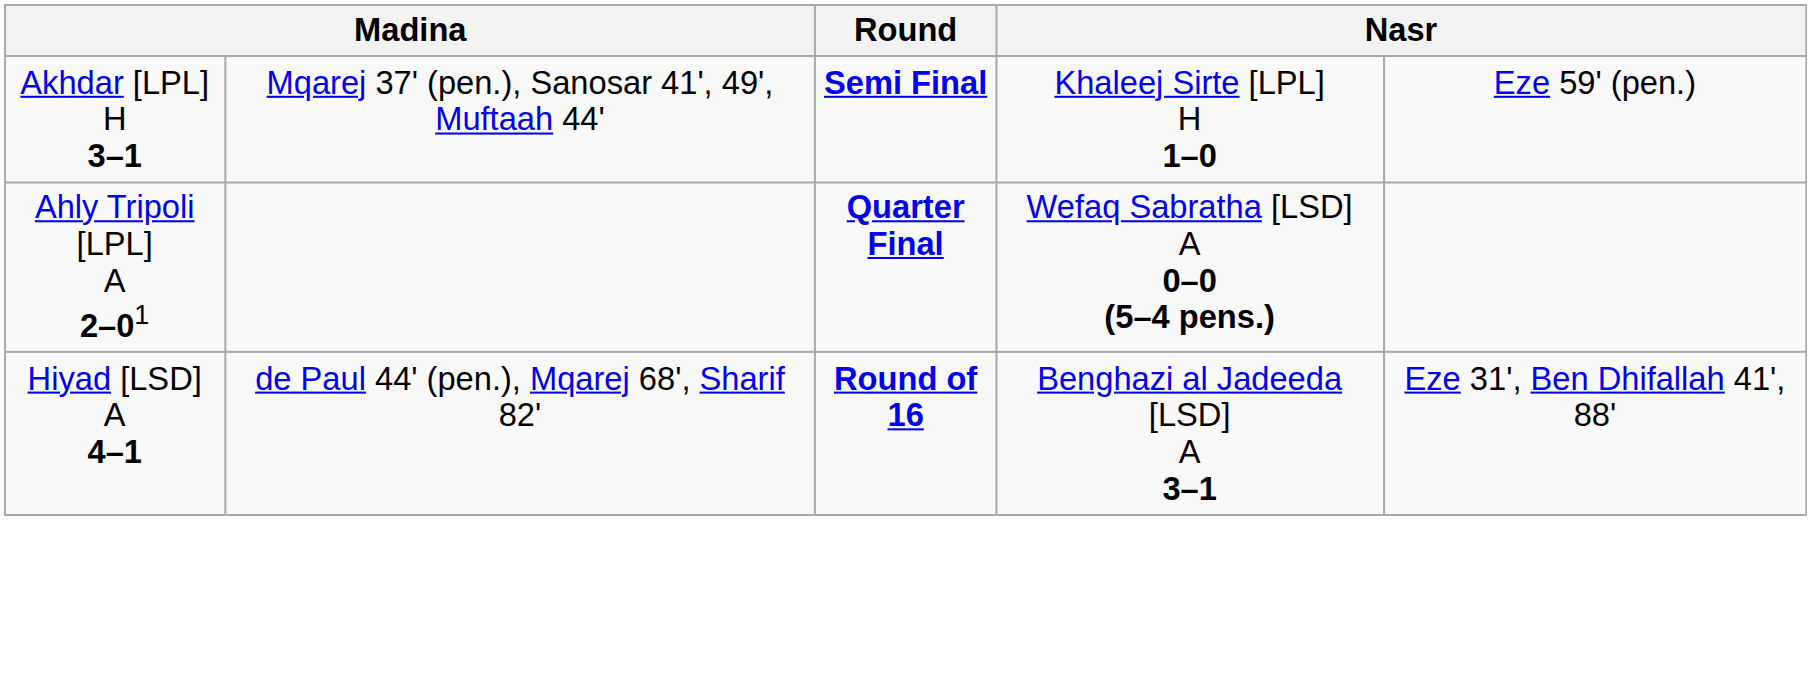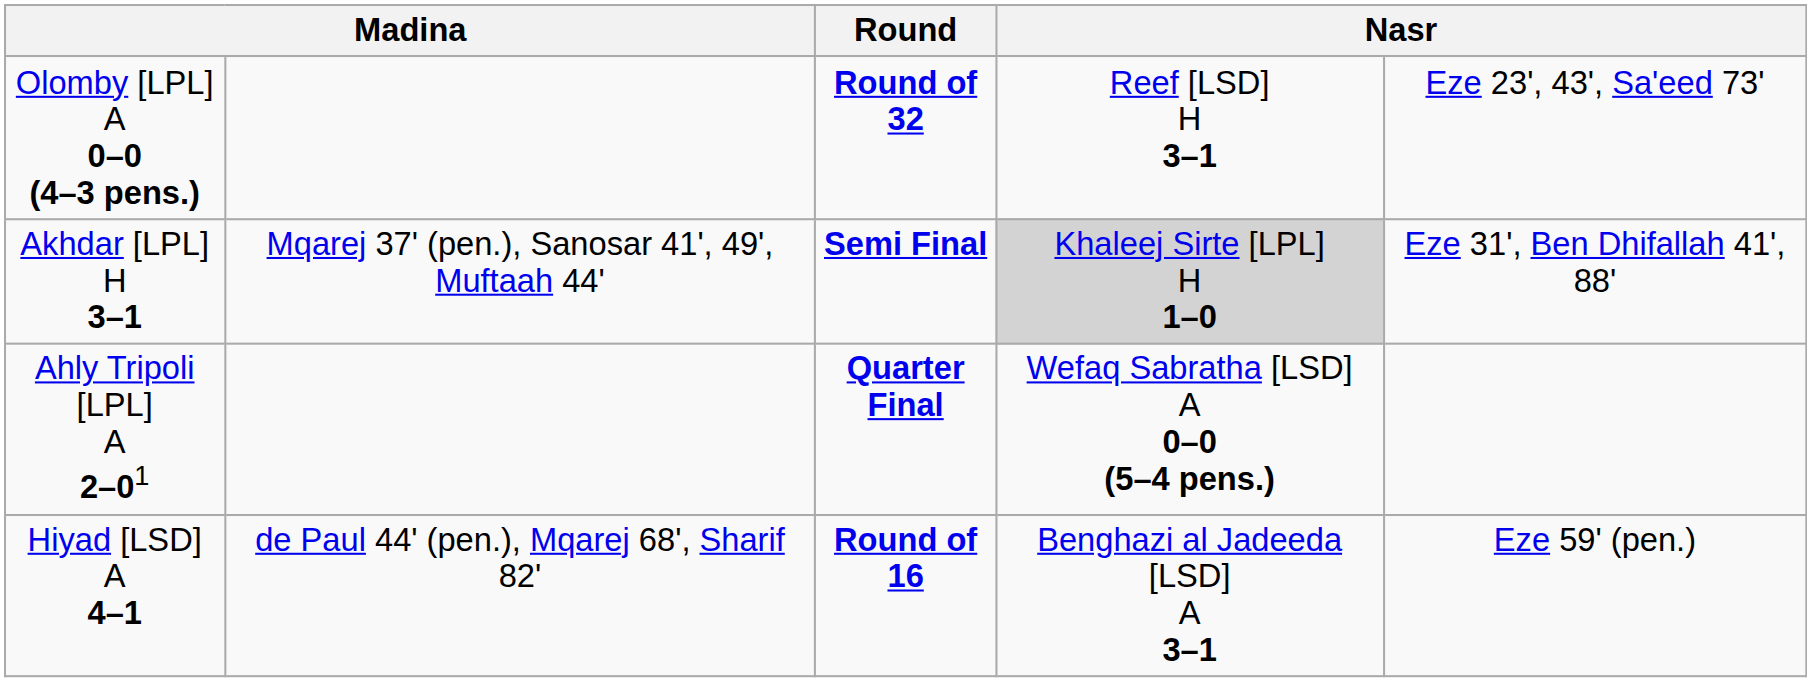+ row: (115, 137)
(1190, 118) no background -> (1190, 280) lightgrey background
(1595, 82) Eze 59' (pen.) -> (1595, 262) Eze 31', Ben Dhifallah 41', 88'
(1595, 396) Eze 31', Ben Dhifallah 41', 88' -> (1595, 540) Eze 59' (pen.)
